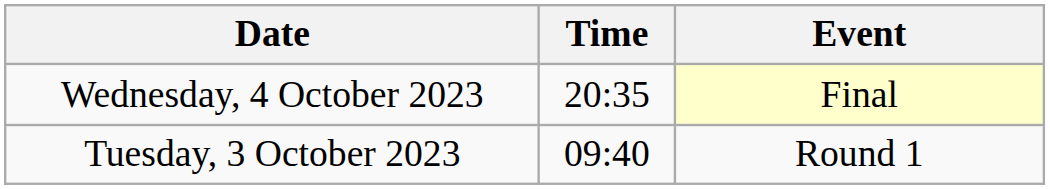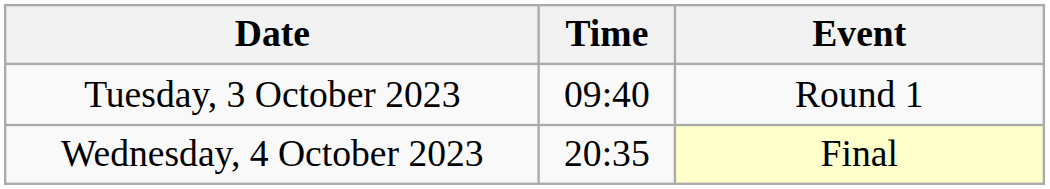rows swapped: (272, 153) <-> (272, 93)
